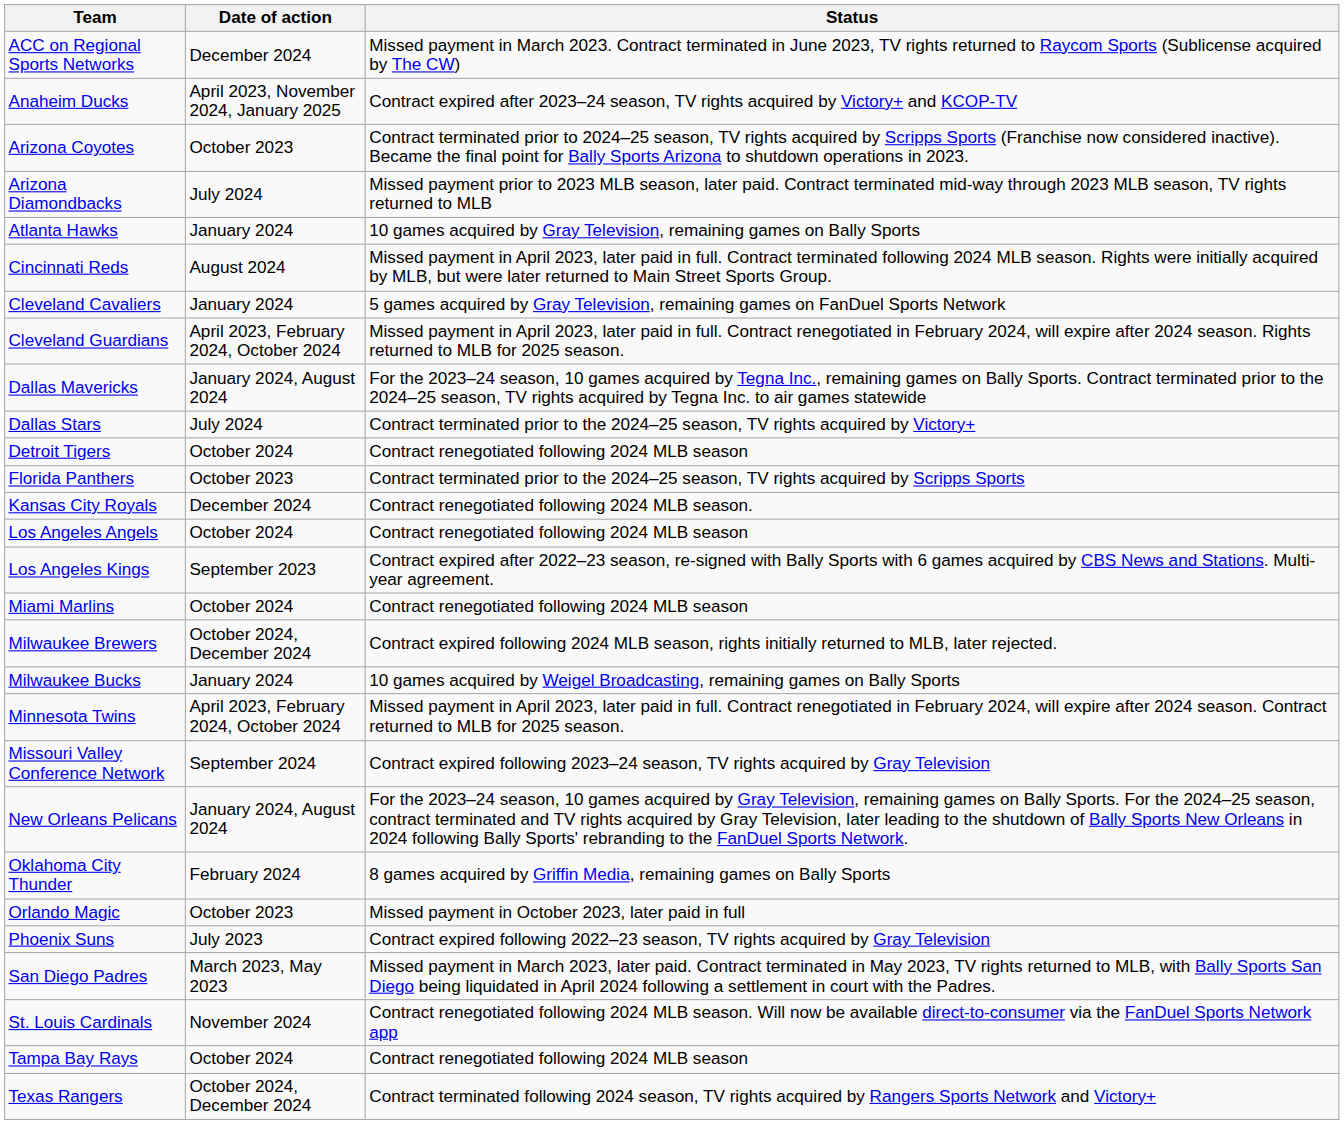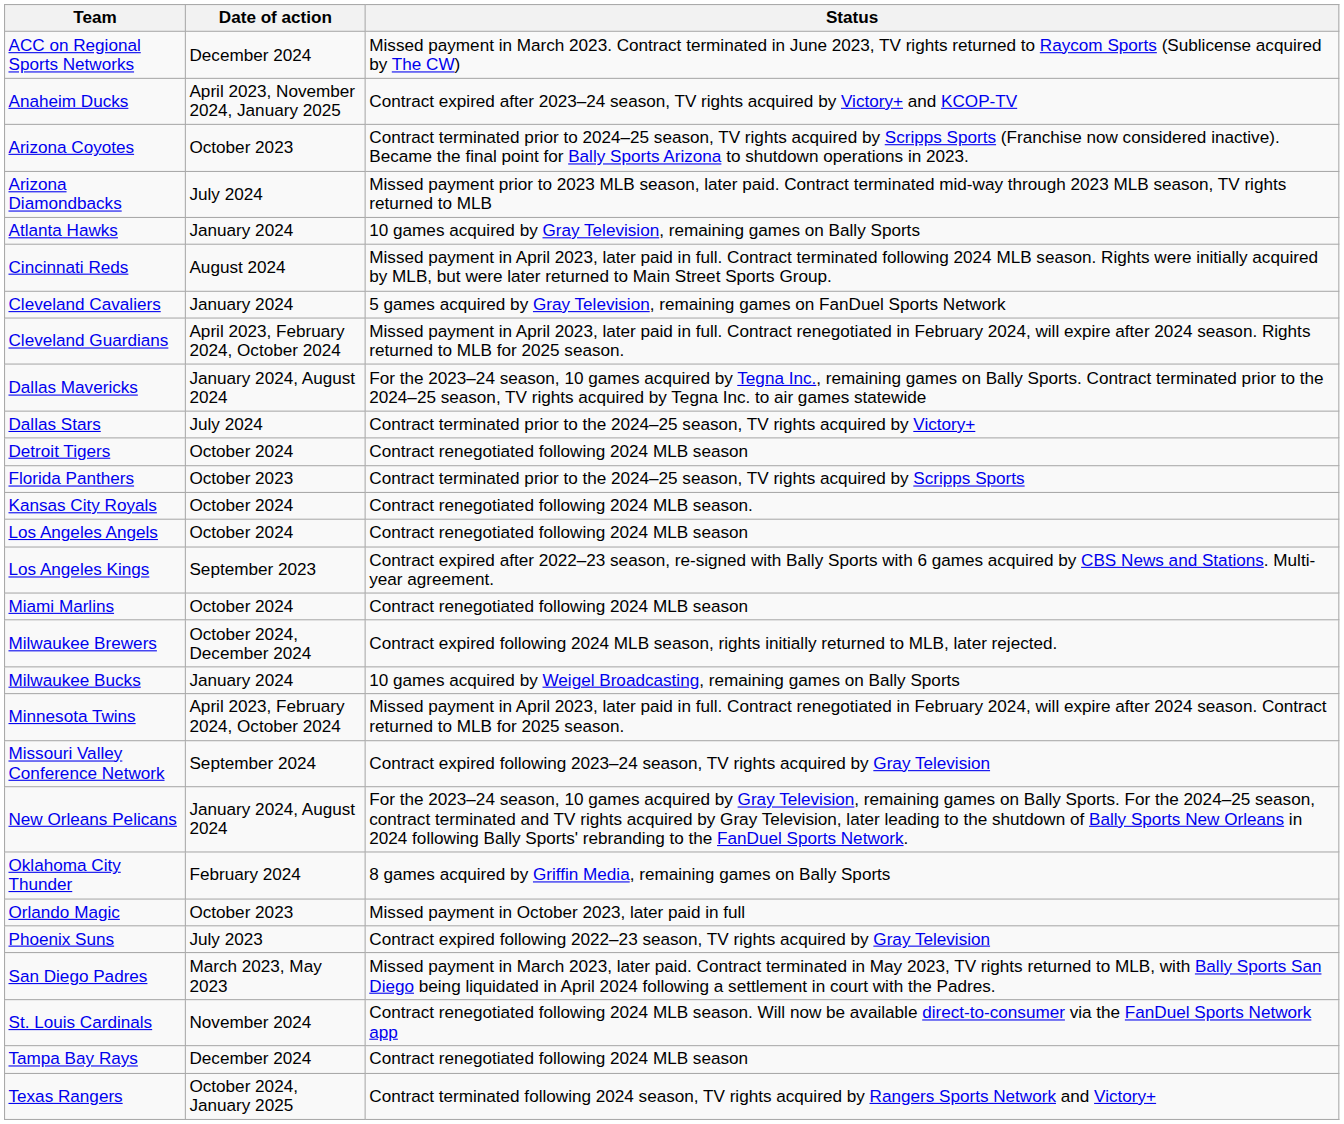(250, 505) December 2024 -> (241, 505) October 2024
(241, 1059) October 2024 -> (250, 1059) December 2024
(250, 1096) October 2024, December 2024 -> (244, 1096) October 2024, January 2025
